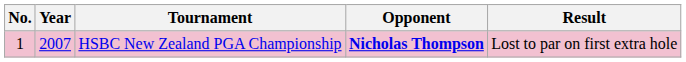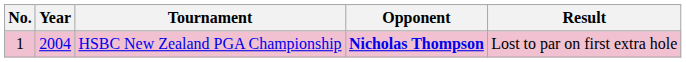(55, 44) 2007 -> (55, 44) 2004
